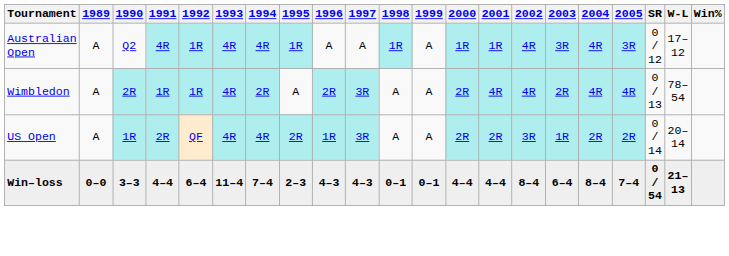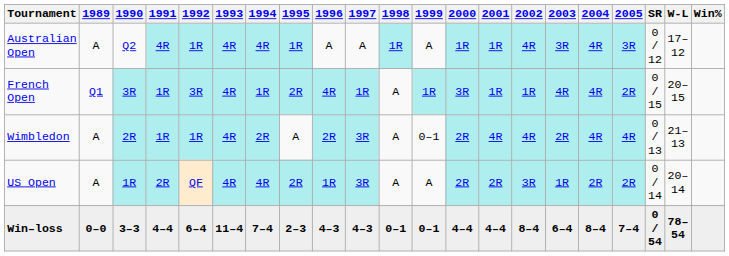+ row: (28, 92)
(429, 92) A -> (429, 137) 0–1
(678, 92) 78–54 -> (678, 137) 21–13
(678, 183) 21–13 -> (678, 228) 78–54
